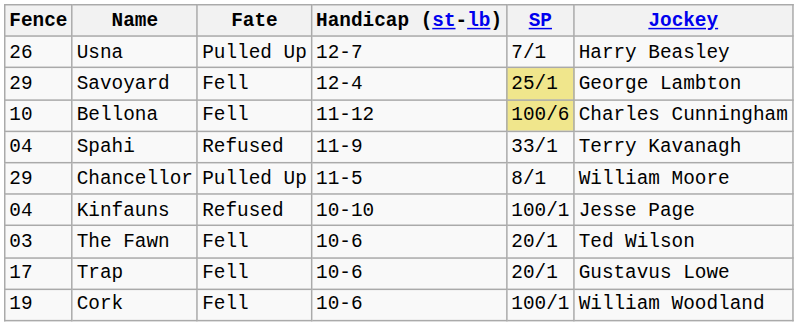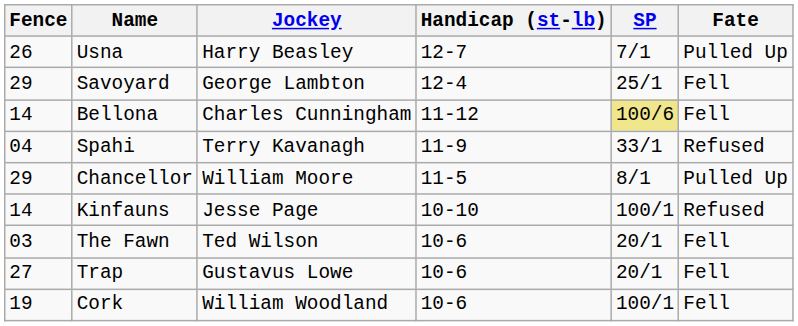columns swapped: (683, 21) <-> (254, 21)
(535, 84) khaki background -> (639, 84) no background
(21, 115) 10 -> (21, 115) 14
(21, 210) 04 -> (21, 210) 14
(21, 273) 17 -> (21, 273) 27
